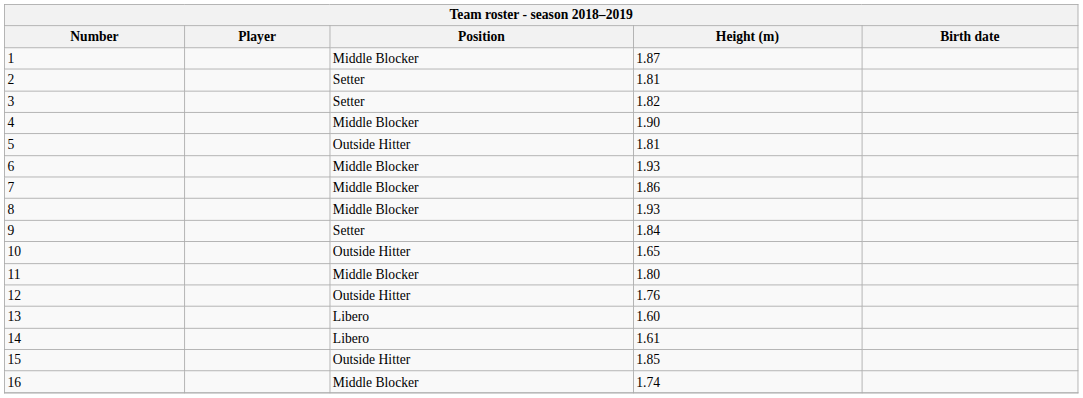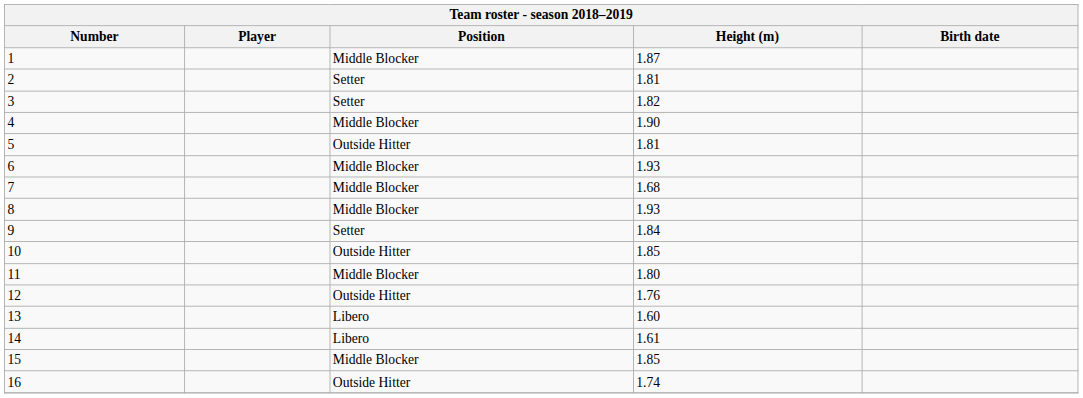(648, 187) 1.86 -> (648, 187) 1.68
(648, 252) 1.65 -> (648, 252) 1.85
(372, 360) Outside Hitter -> (376, 360) Middle Blocker
(376, 381) Middle Blocker -> (372, 381) Outside Hitter
